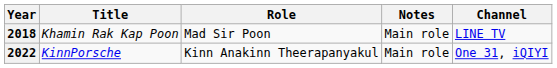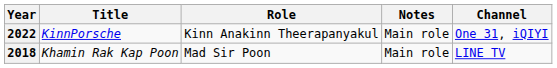rows swapped: (22, 34) <-> (22, 53)
